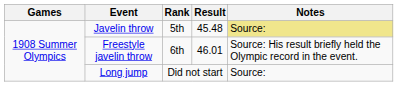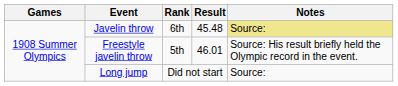(177, 28) 5th -> (177, 28) 6th
(177, 50) 6th -> (177, 50) 5th
